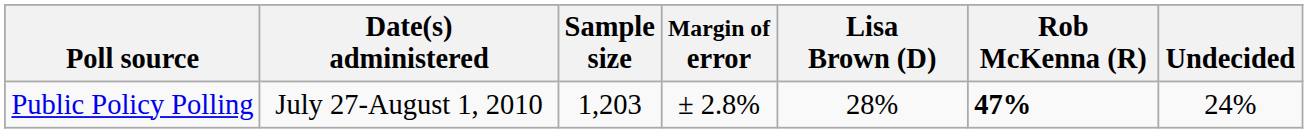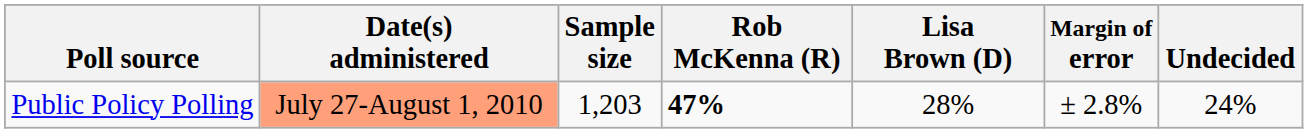columns swapped: (719, 44) <-> (1063, 43)
(409, 104) no background -> (409, 104) lightsalmon background
